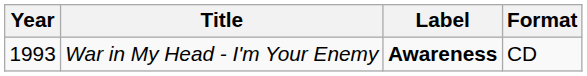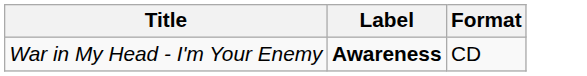- column: (33, 20)
